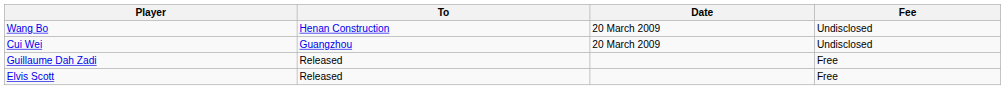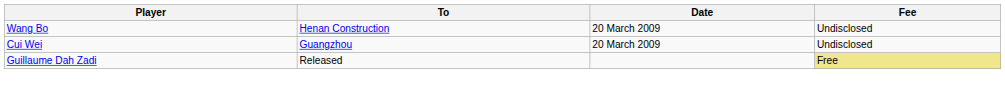(827, 61) no background -> (827, 61) khaki background
- row: (30, 77)
